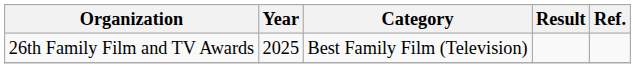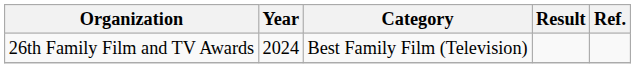(281, 47) 2025 -> (281, 47) 2024
